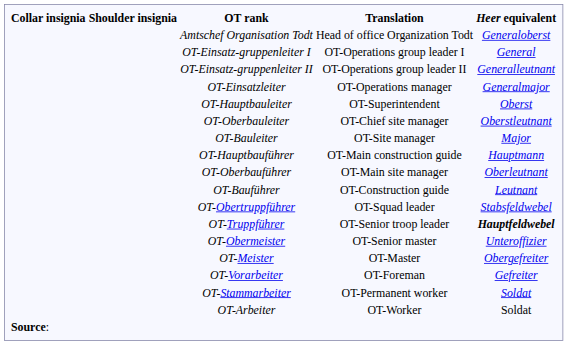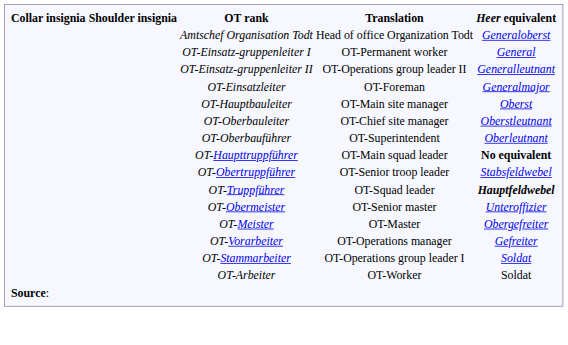(394, 52) OT-Operations group leader I -> (394, 52) OT-Permanent worker
(394, 86) OT-Operations manager -> (394, 86) OT-Foreman
(394, 103) OT-Superintendent -> (394, 103) OT-Main site manager
- row: (246, 138)
- row: (246, 155)
(394, 172) OT-Main site manager -> (394, 138) OT-Superintendent
- row: (246, 189)
+ row: (246, 155)
(394, 206) OT-Squad leader -> (394, 172) OT-Senior troop leader
(394, 224) OT-Senior troop leader -> (394, 189) OT-Squad leader
(394, 275) OT-Foreman -> (394, 241) OT-Operations manager
(394, 292) OT-Permanent worker -> (394, 258) OT-Operations group leader I
